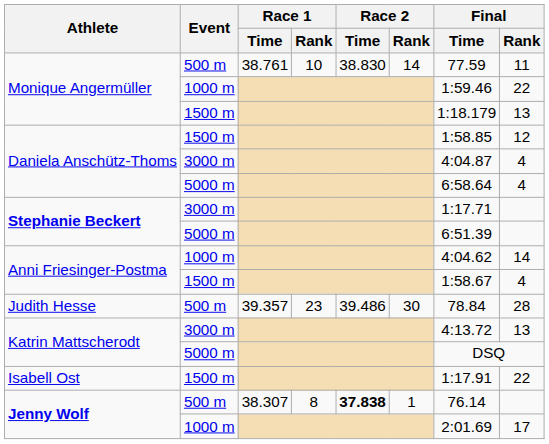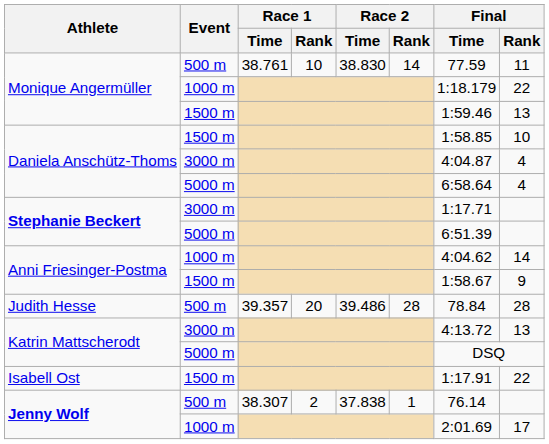(467, 88) 1:59.46 -> (467, 88) 1:18.179
(467, 112) 1:18.179 -> (467, 112) 1:59.46
(522, 137) 12 -> (522, 137) 10
(522, 281) 4 -> (522, 281) 9
(314, 305) 23 -> (314, 305) 20
(411, 305) 30 -> (411, 305) 28
(314, 402) 8 -> (314, 402) 2
(363, 402) bold -> (363, 402) normal
